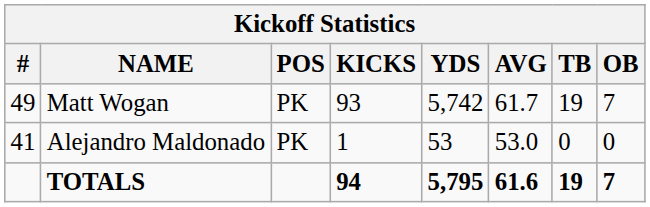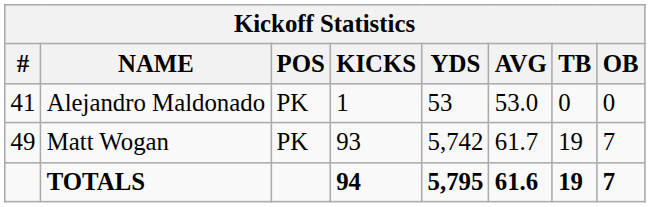rows swapped: (108, 102) <-> (156, 142)
